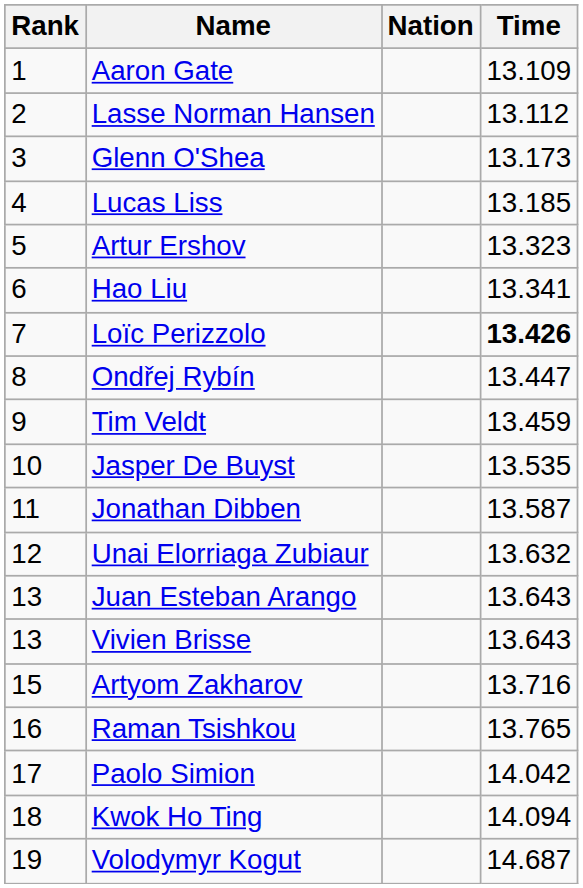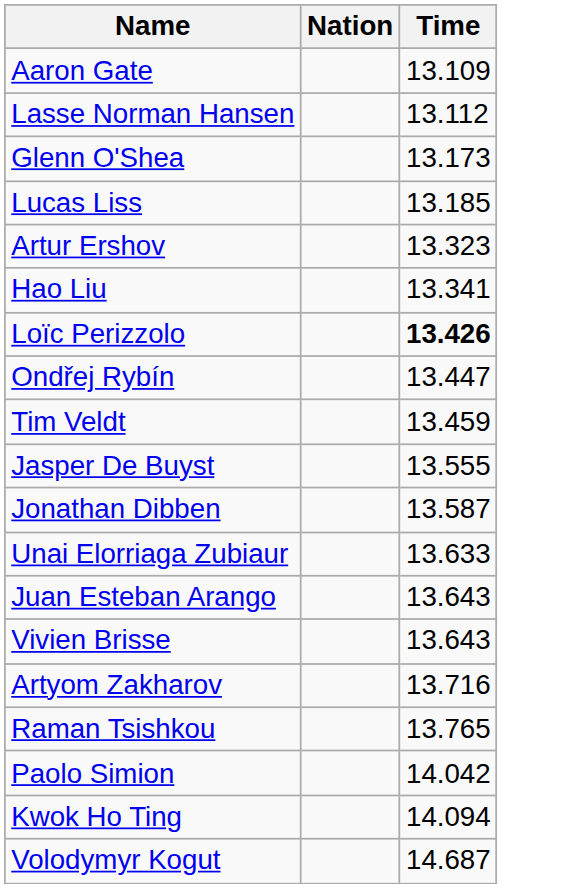- column: (45, 26)
(529, 465) 13.535 -> (448, 465) 13.555
(529, 553) 13.632 -> (448, 553) 13.633
